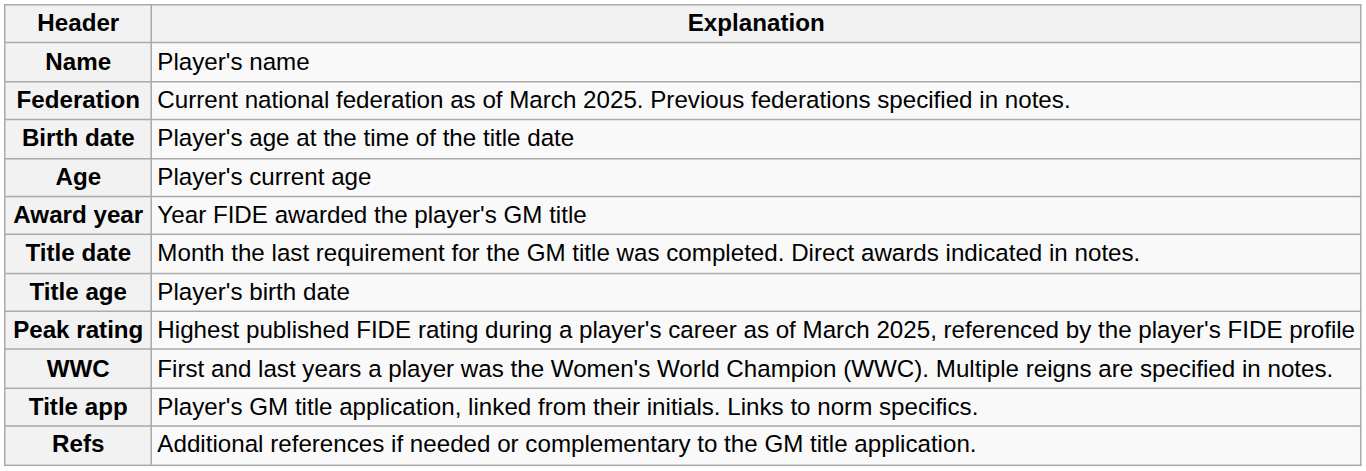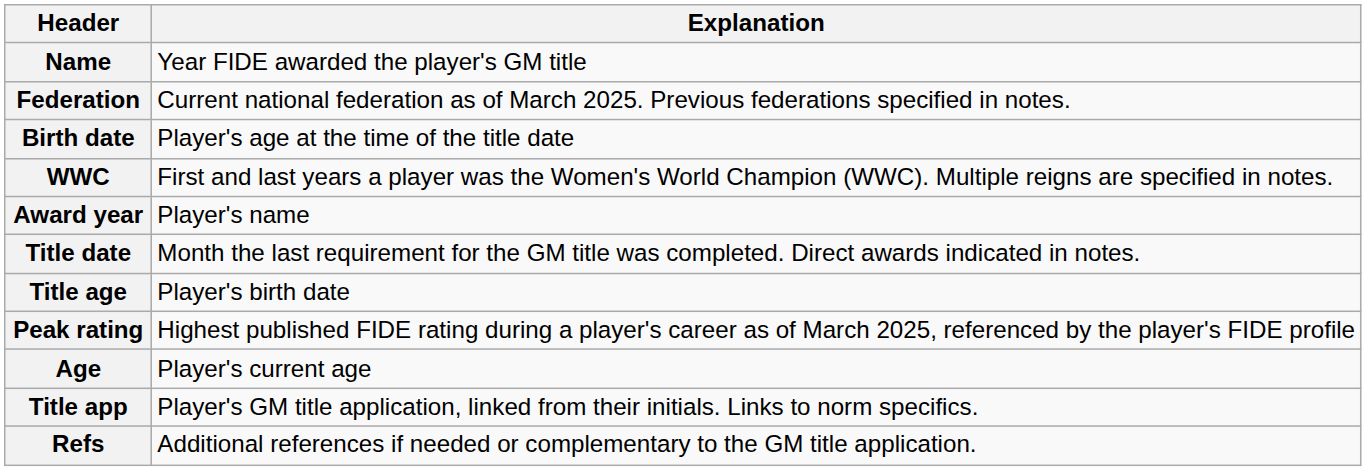(234, 61) Player's name -> (372, 61) Year FIDE awarded the player's GM title
rows swapped: (78, 176) <-> (78, 368)
(372, 215) Year FIDE awarded the player's GM title -> (234, 215) Player's name
